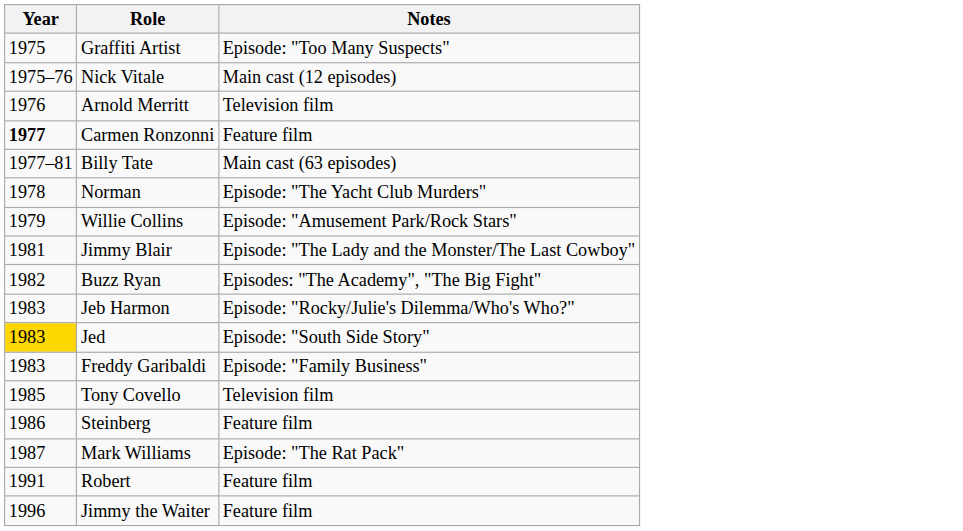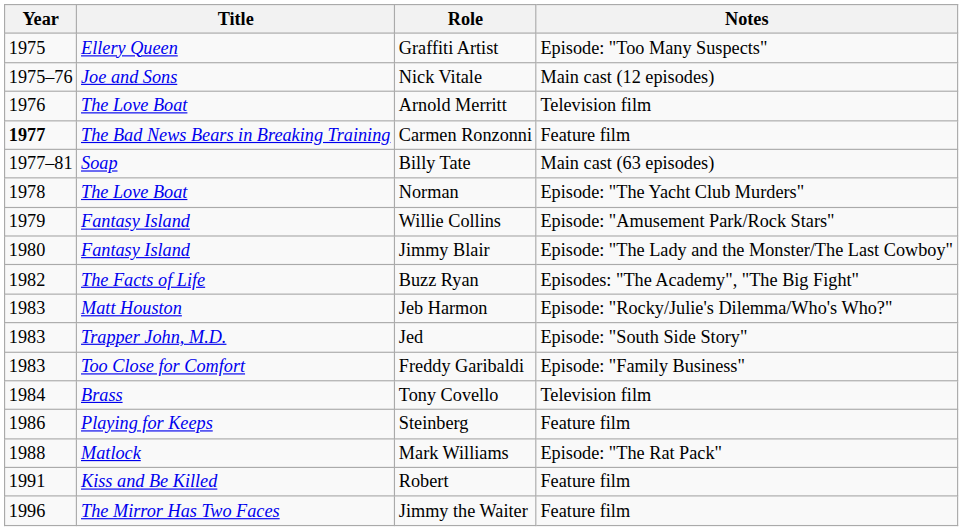+ column: (236, 18)
(27, 250) 1981 -> (27, 250) 1980
(27, 337) gold background -> (27, 337) no background
(27, 395) 1985 -> (27, 395) 1984
(27, 452) 1987 -> (27, 452) 1988
